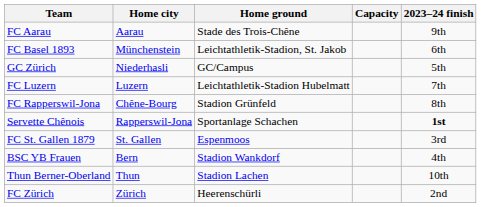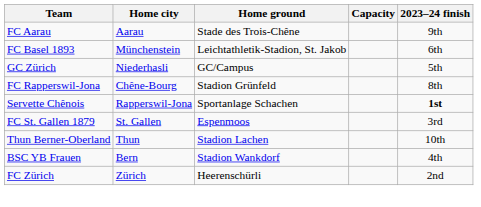- row: (31, 85)
rows swapped: (59, 175) <-> (44, 157)
